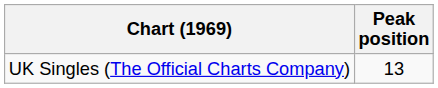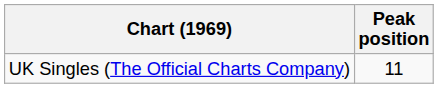(394, 68) 13 -> (394, 68) 11
